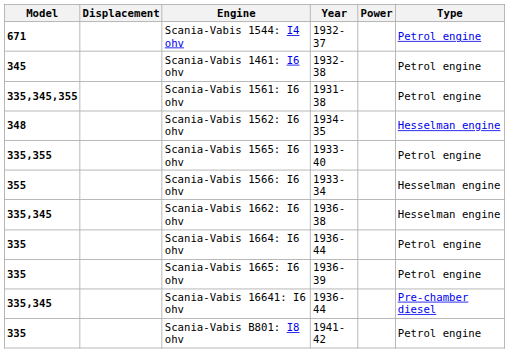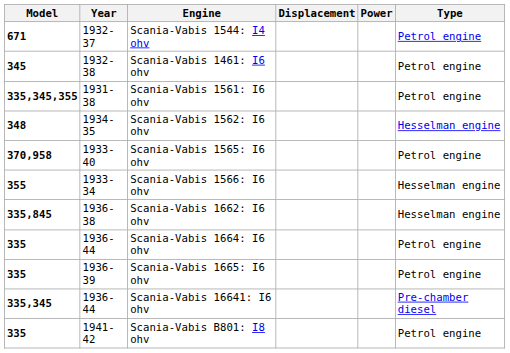columns swapped: (334, 13) <-> (121, 13)
(29, 155) 335,355 -> (29, 155) 370,958
(29, 215) 335,345 -> (29, 215) 335,845
